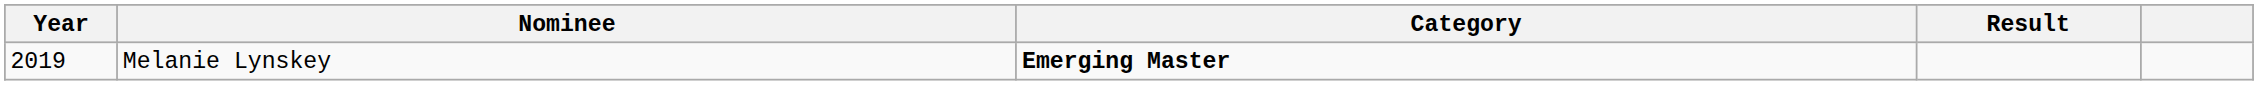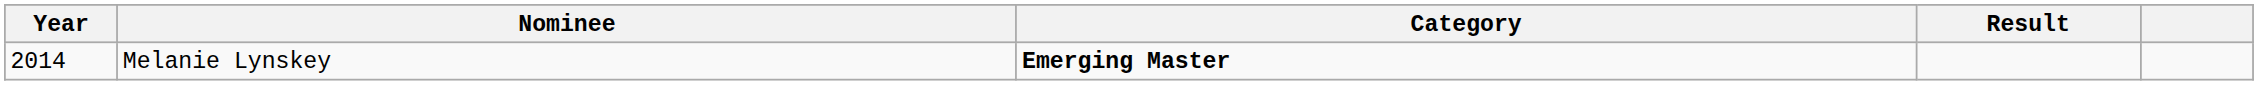(38, 61) 2019 -> (38, 61) 2014
